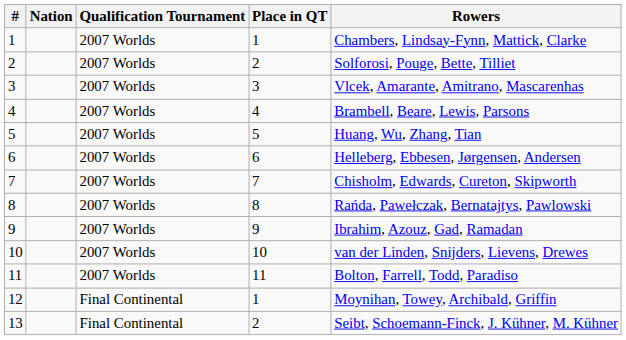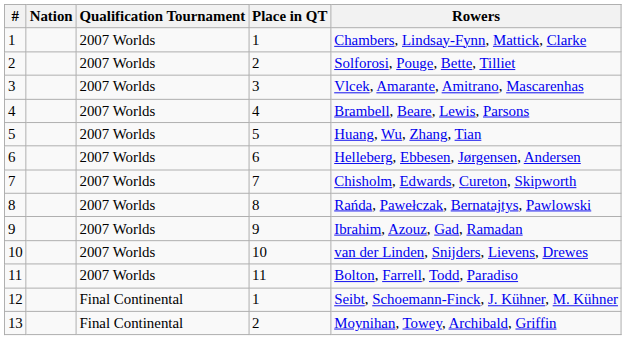(445, 299) Moynihan, Towey, Archibald, Griffin -> (476, 299) Seibt, Schoemann-Finck, J. Kühner, M. Kühner
(476, 323) Seibt, Schoemann-Finck, J. Kühner, M. Kühner -> (445, 323) Moynihan, Towey, Archibald, Griffin
